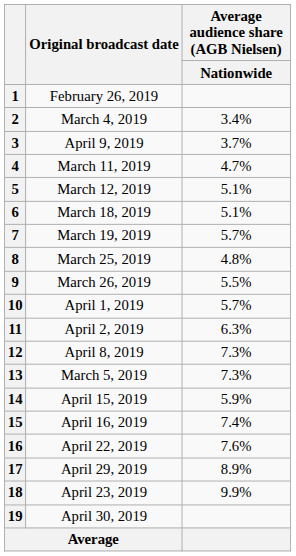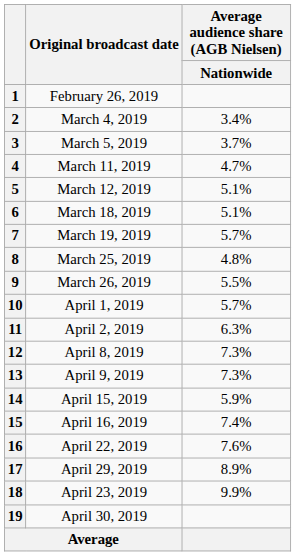(104, 142) April 9, 2019 -> (104, 142) March 5, 2019
(104, 376) March 5, 2019 -> (104, 376) April 9, 2019
